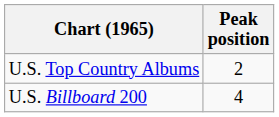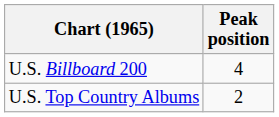rows swapped: (104, 68) <-> (78, 97)
